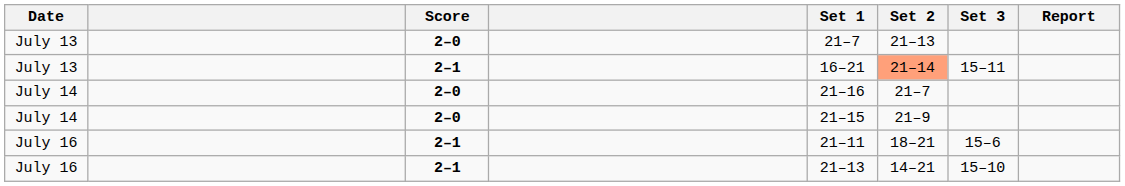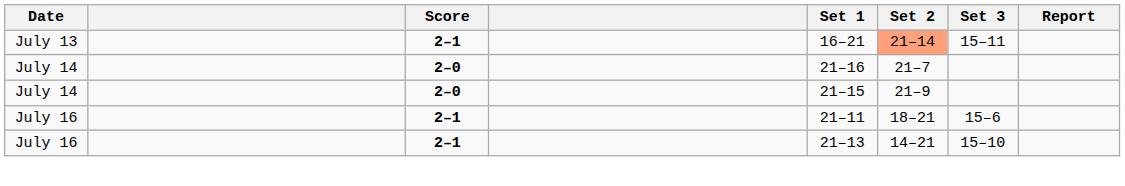- row: (46, 42)
